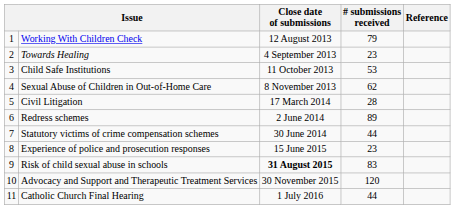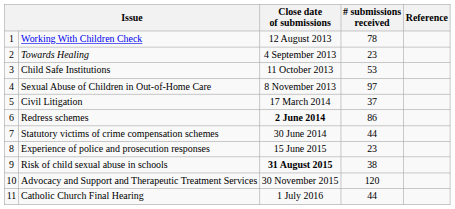(372, 39) 79 -> (372, 39) 78
(372, 86) 62 -> (372, 86) 97
(372, 102) 28 -> (372, 102) 37
(300, 117) normal -> (300, 117) bold
(372, 117) 89 -> (372, 117) 86
(372, 165) 83 -> (372, 165) 38
